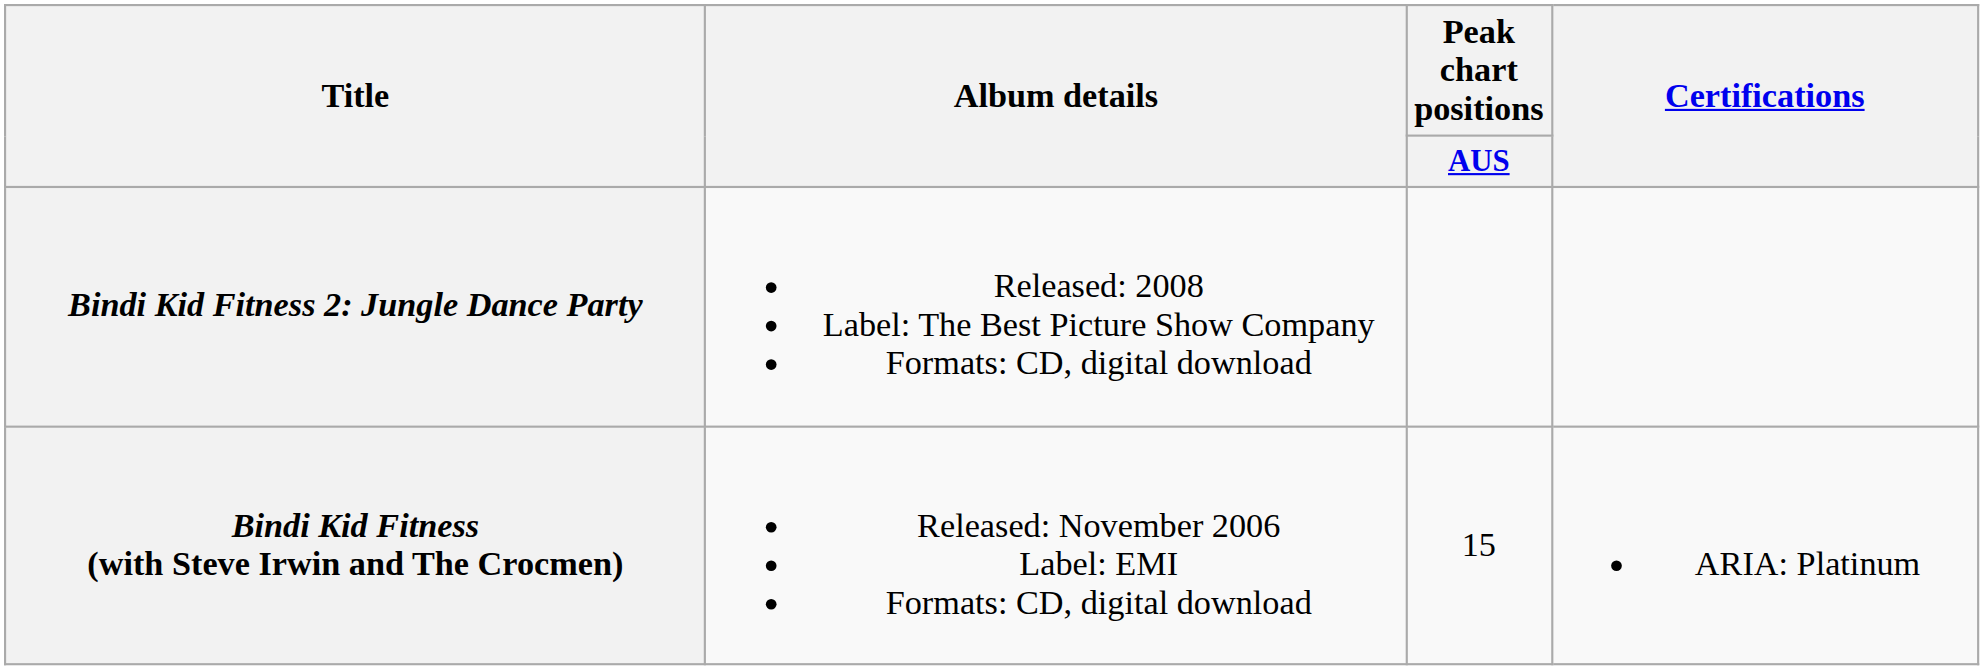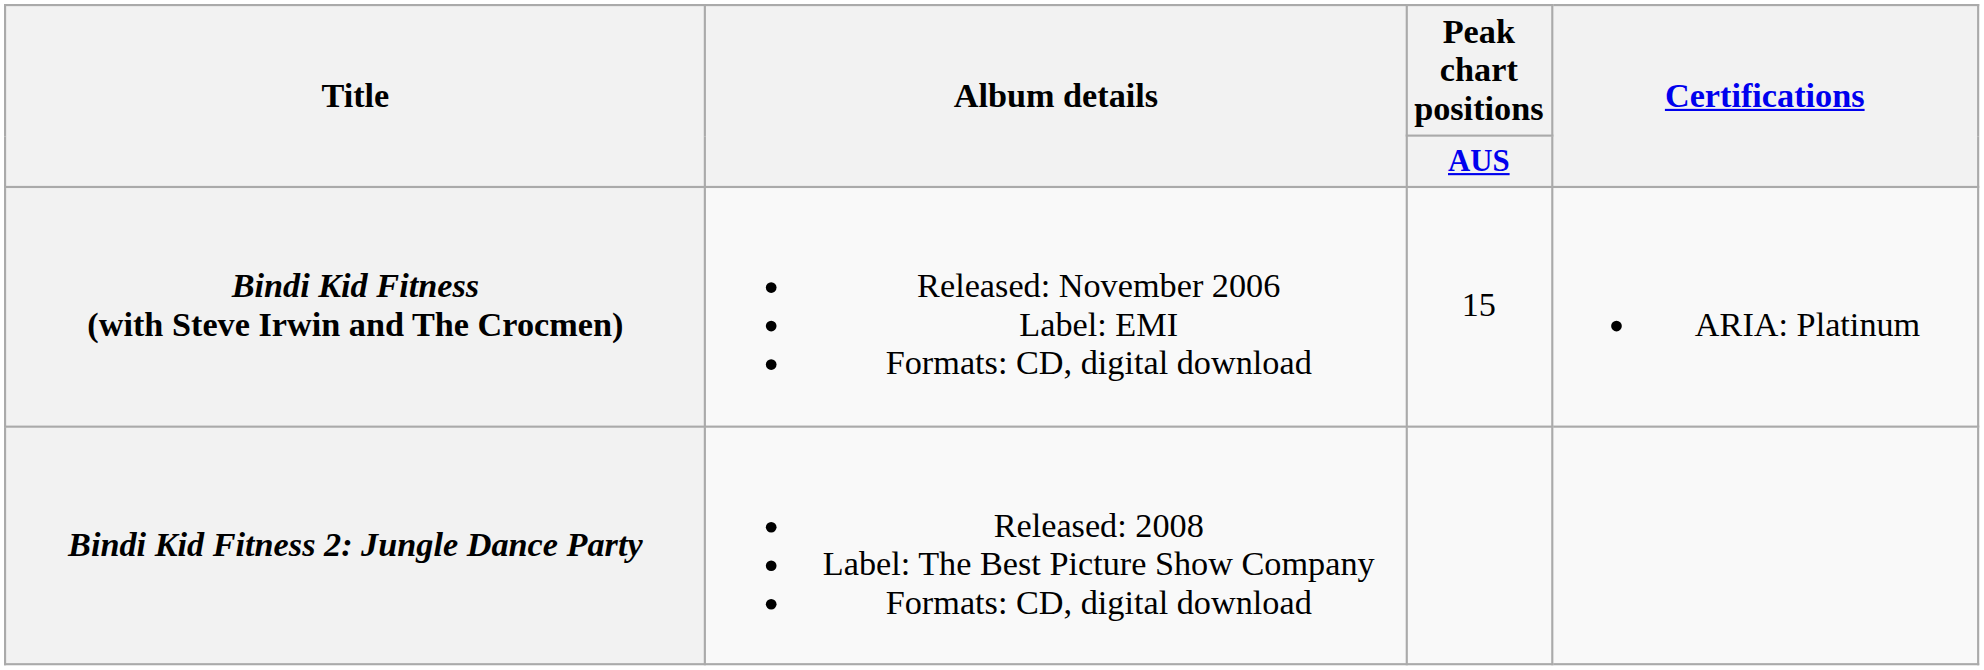rows swapped: (355, 544) <-> (355, 305)
